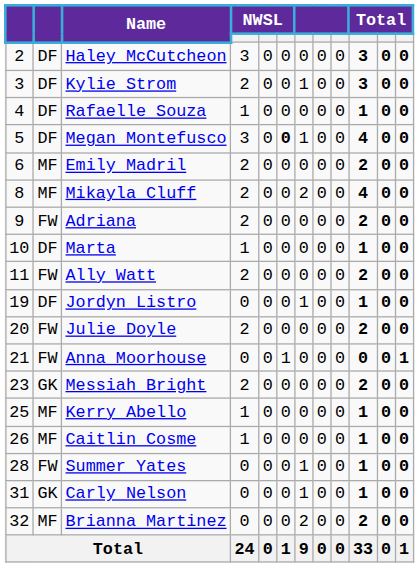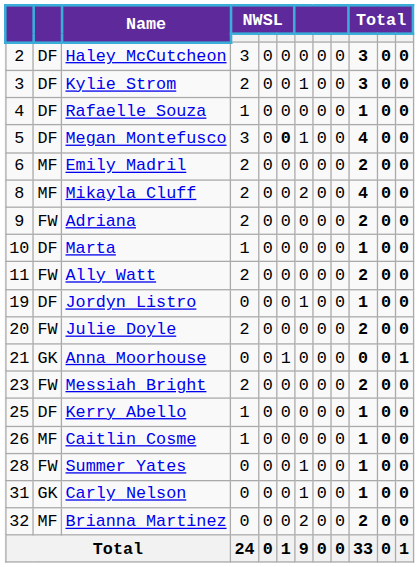(47, 358) FW -> (47, 358) GK
(47, 385) GK -> (47, 385) FW
(47, 412) MF -> (47, 412) DF
